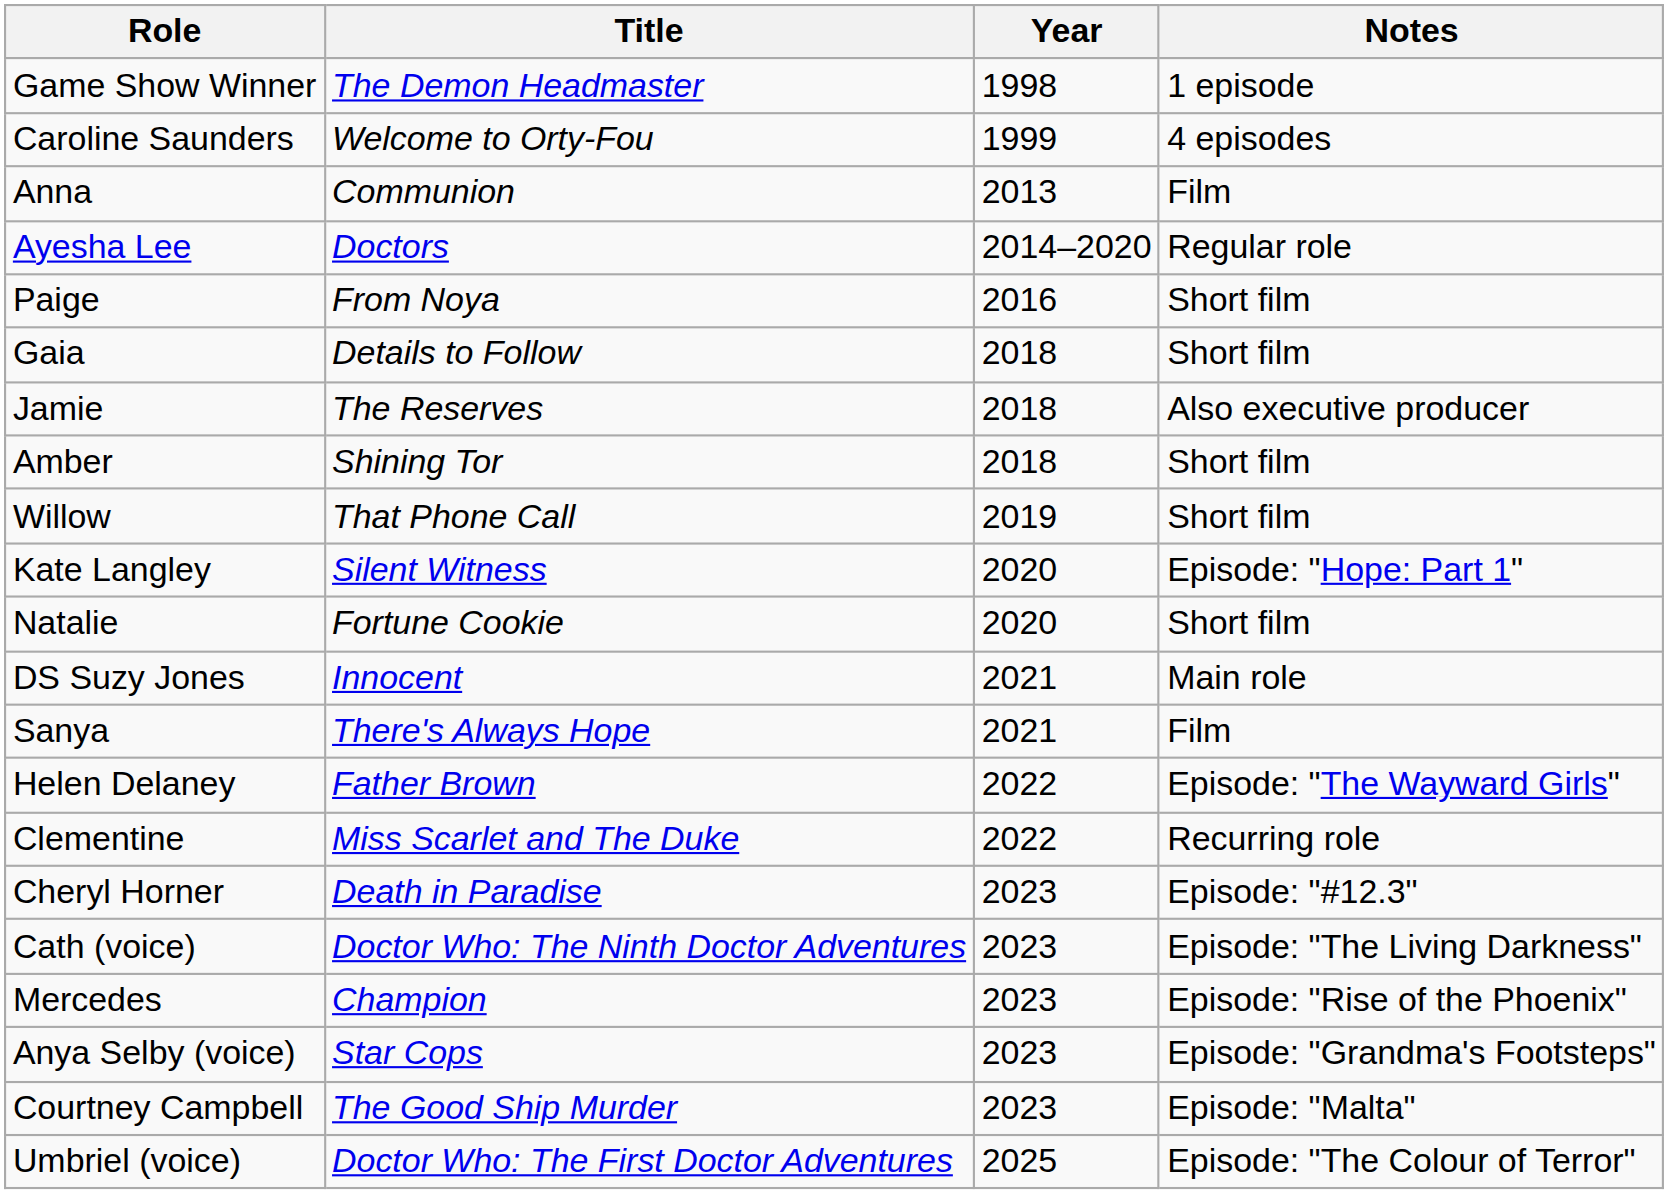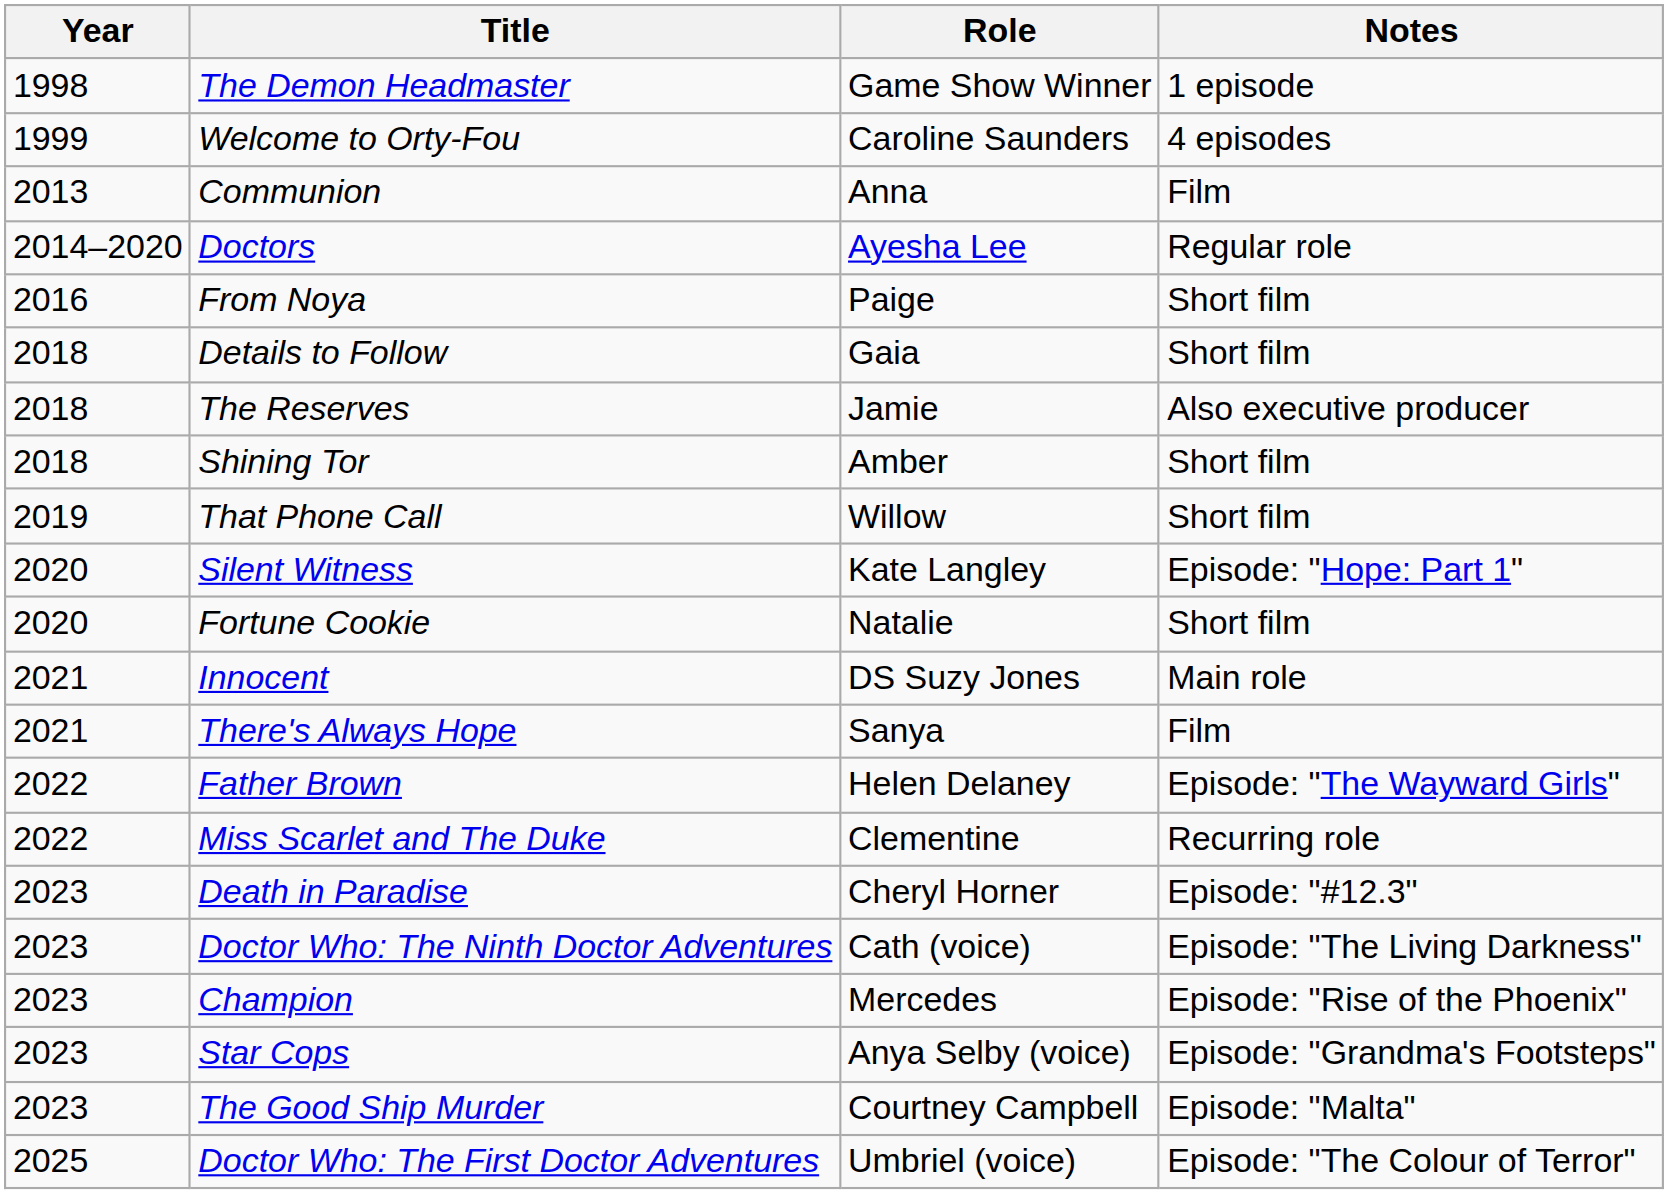columns swapped: (1067, 31) <-> (165, 31)
